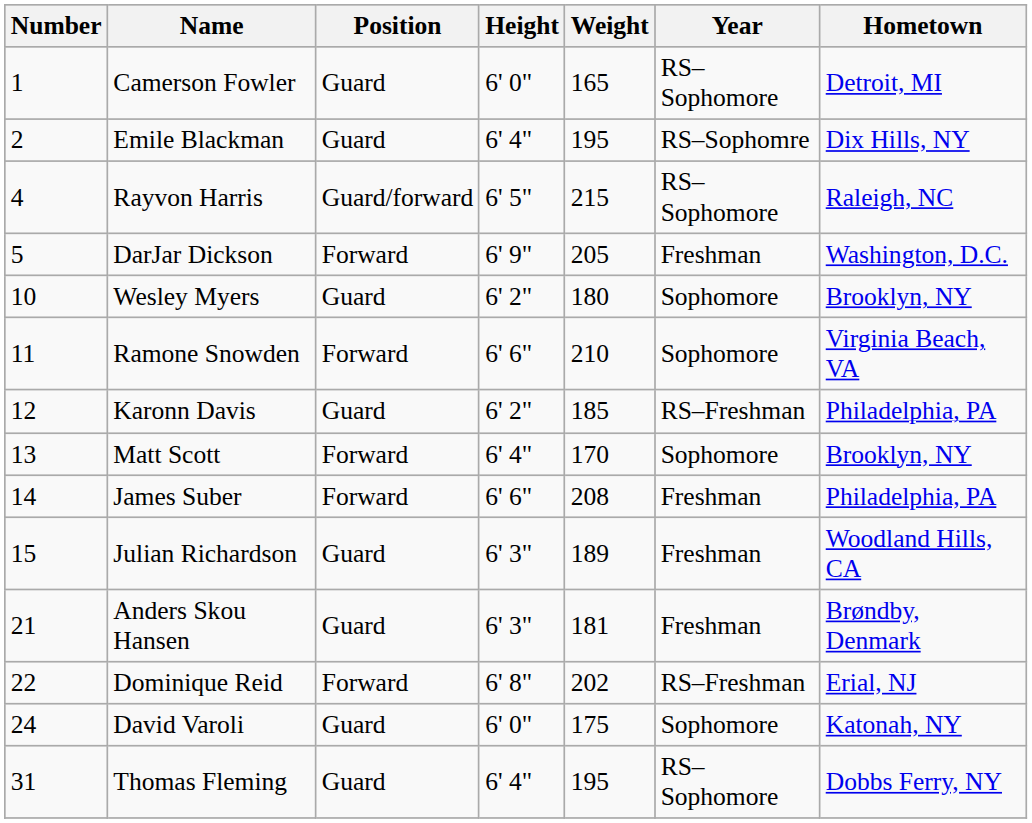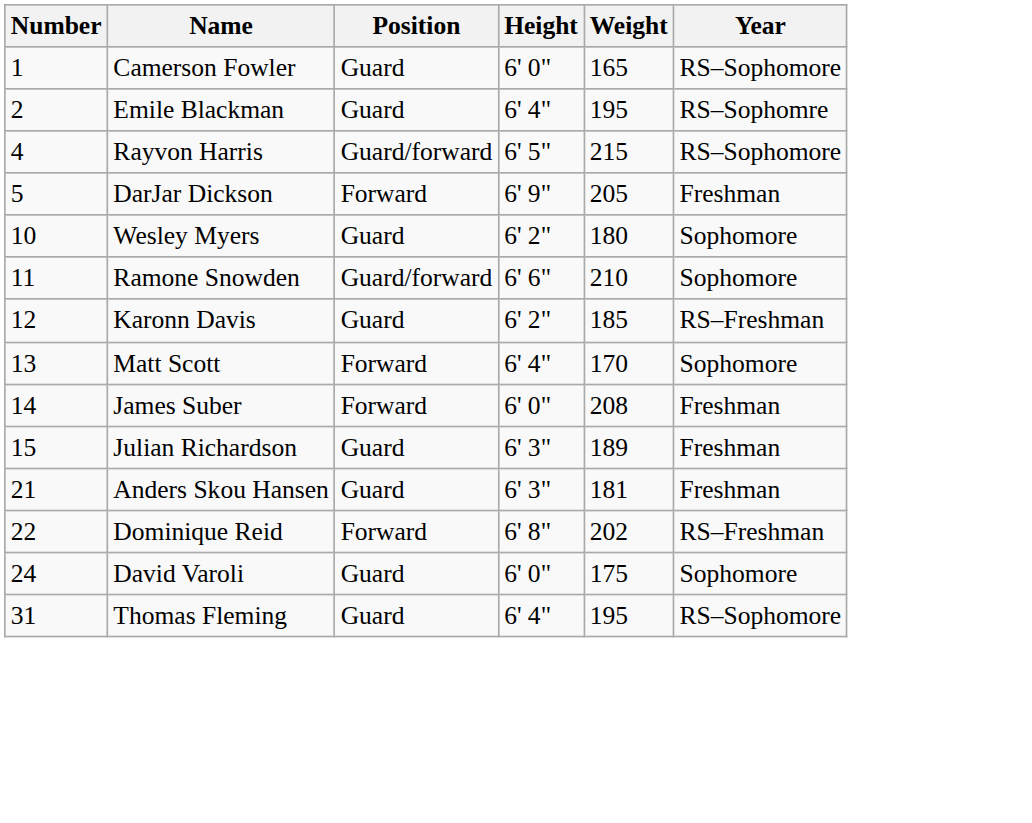- column: (923, 25)
(365, 353) Forward -> (416, 278) Guard/forward
(509, 495) 6' 6" -> (528, 404) 6' 0"
